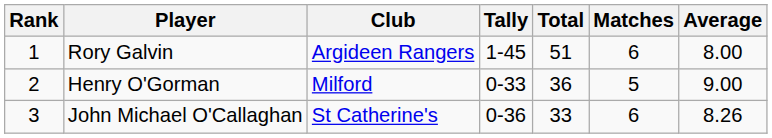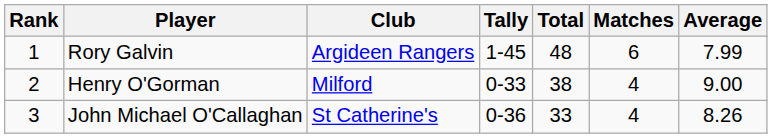(561, 52) 51 -> (561, 52) 48
(723, 52) 8.00 -> (723, 52) 7.99
(561, 84) 36 -> (561, 84) 38
(634, 84) 5 -> (634, 84) 4
(634, 116) 6 -> (634, 116) 4
